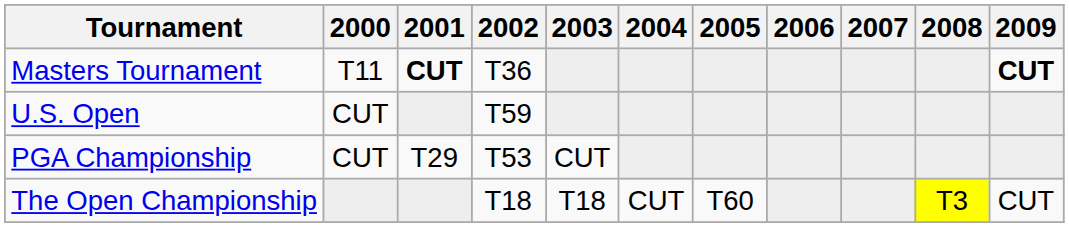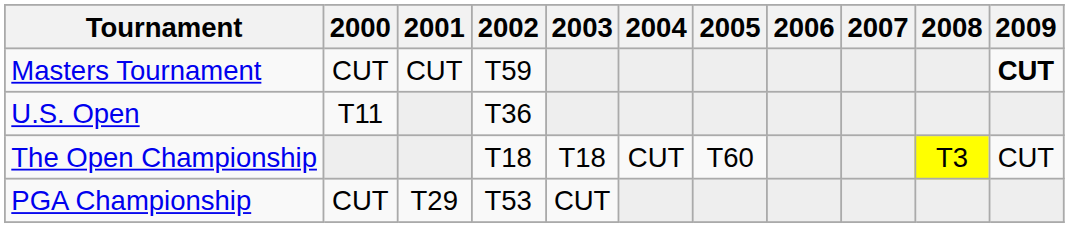(360, 70) T11 -> (360, 70) CUT
(434, 70) bold -> (434, 70) normal
(508, 70) T36 -> (508, 70) T59
(360, 114) CUT -> (360, 114) T11
(508, 114) T59 -> (508, 114) T36
rows swapped: (164, 201) <-> (131, 158)
